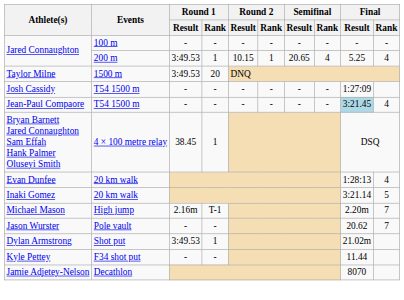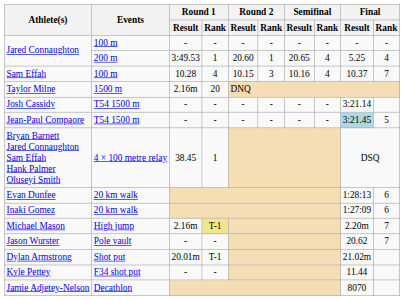(243, 58) 10.15 -> (243, 58) 20.60
+ row: (26, 74)
(186, 74) 3:49.53 -> (186, 89) 2.16m
(357, 89) 1:27:09 -> (357, 105) 3:21.14
(387, 105) 4 -> (387, 120) 5
(387, 180) 4 -> (387, 195) 6
(357, 195) 3:21.14 -> (357, 211) 1:27:09
(387, 195) 5 -> (387, 211) 6
(215, 211) no background -> (215, 226) khaki background
(186, 242) 3:49.53 -> (186, 257) 20.01m
(215, 242) 1 -> (215, 257) T-1
